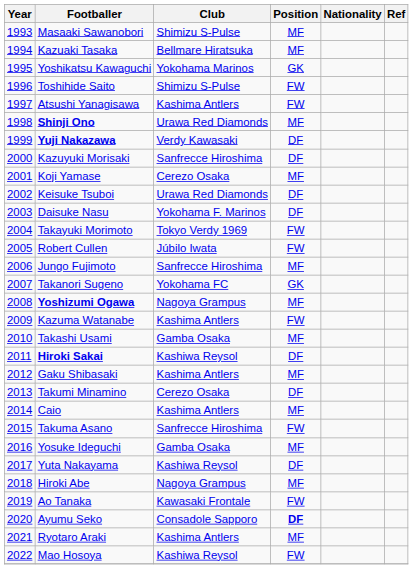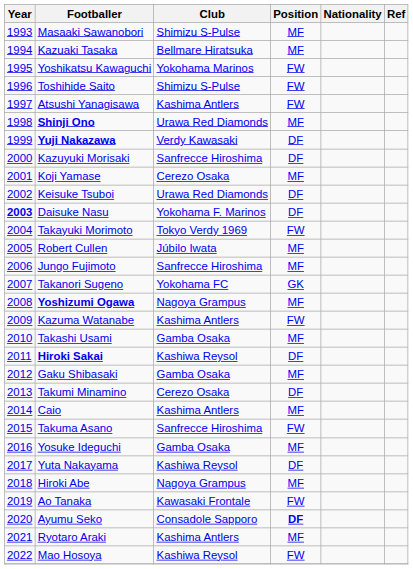(296, 68) GK -> (296, 68) FW
(20, 212) normal -> (20, 212) bold
(296, 248) FW -> (296, 248) MF
(198, 375) Kashima Antlers -> (193, 375) Gamba Osaka
